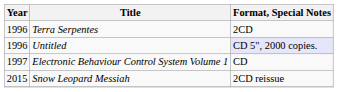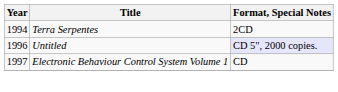(17, 29) 1996 -> (17, 29) 1994
- row: (81, 78)
